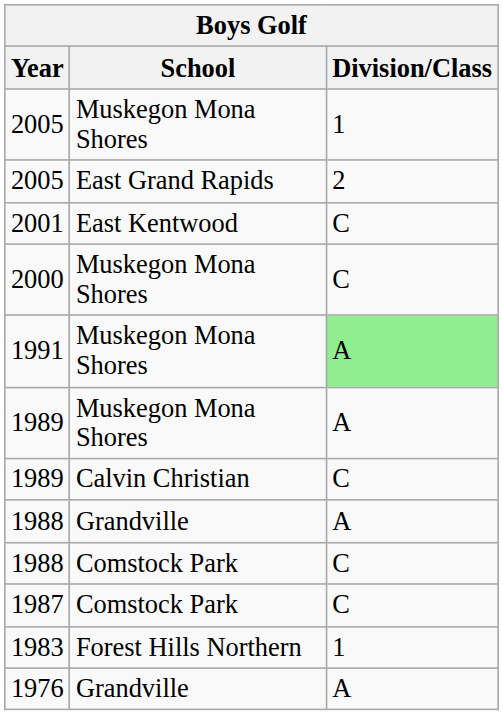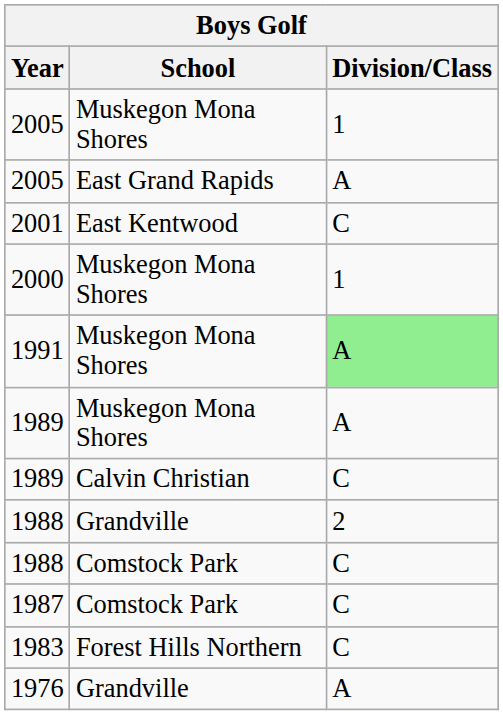(339, 180) 2 -> (342, 180) A
(341, 279) C -> (339, 279) 1
(342, 521) A -> (339, 521) 2
(339, 646) 1 -> (341, 646) C
